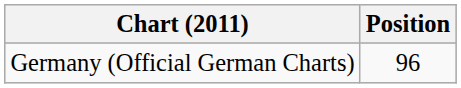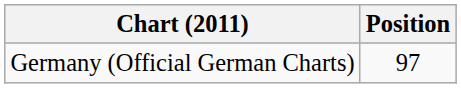(408, 62) 96 -> (408, 62) 97
